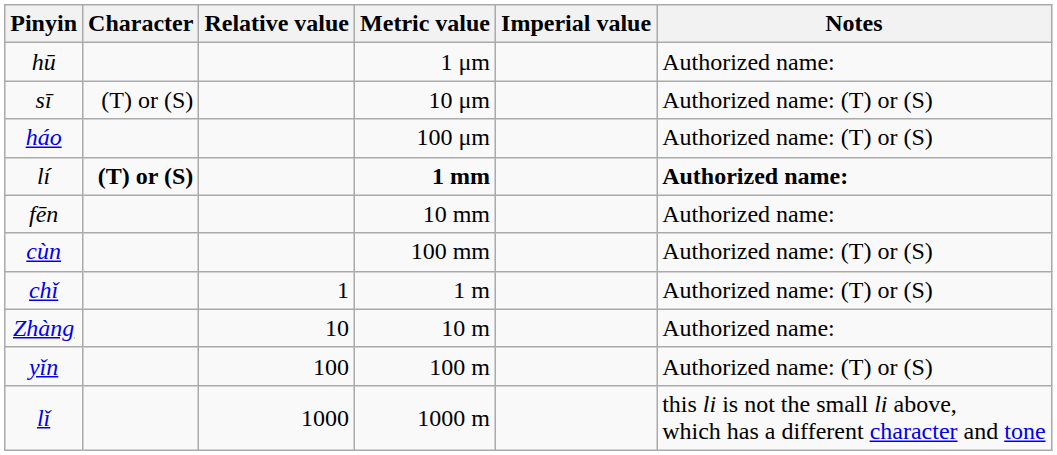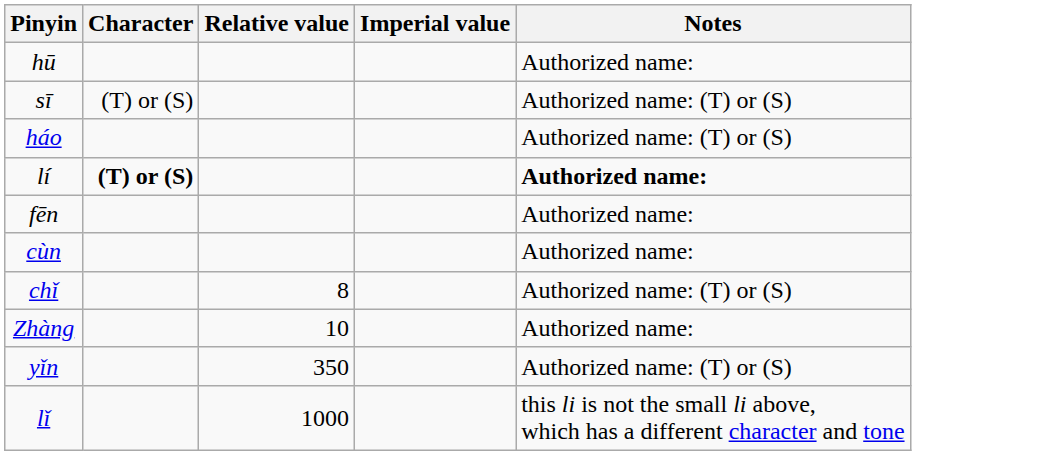- column: (425, 23)
(797, 251) Authorized name: (T) or (S) -> (607, 251) Authorized name:
(343, 289) 1 -> (343, 289) 8
(331, 366) 100 -> (331, 366) 350
